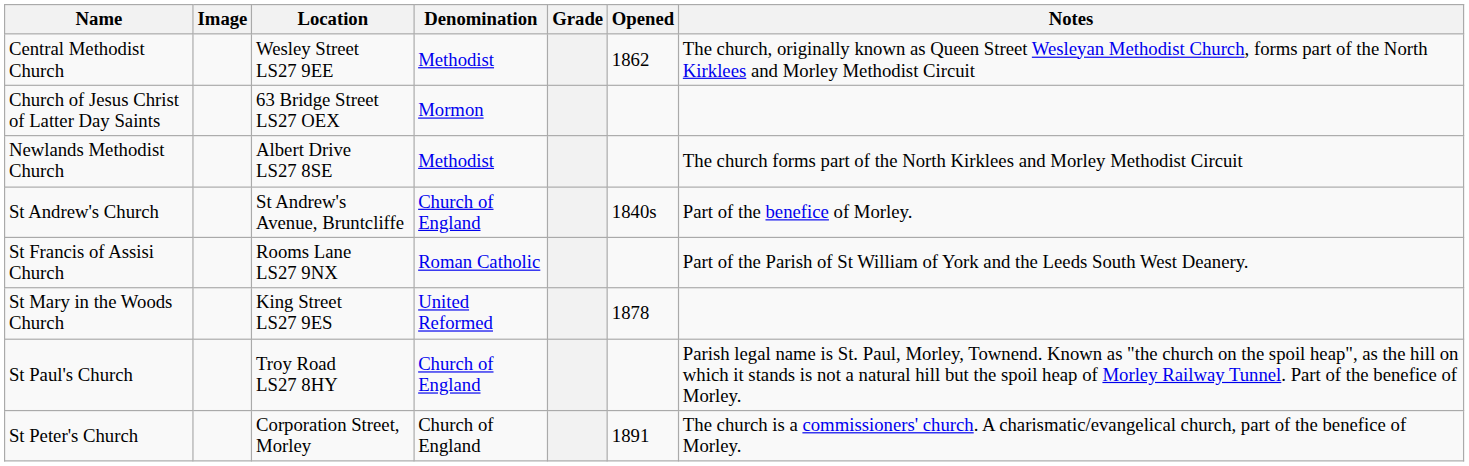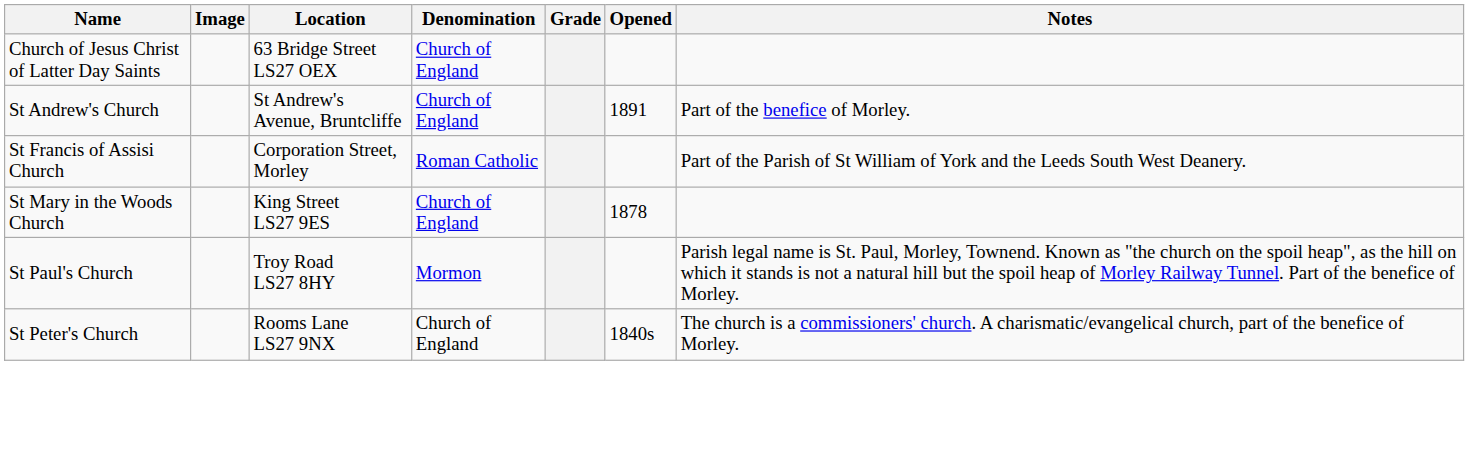- row: (77, 59)
(451, 110) Mormon -> (454, 59) Church of England
- row: (87, 161)
(634, 211) 1840s -> (628, 110) 1891
(304, 262) Rooms Lane LS27 9NX -> (325, 161) Corporation Street, Morley
(456, 313) United Reformed -> (454, 211) Church of England
(456, 374) Church of England -> (449, 273) Mormon
(328, 435) Corporation Street, Morley -> (301, 334) Rooms Lane LS27 9NX
(631, 435) 1891 -> (632, 334) 1840s
